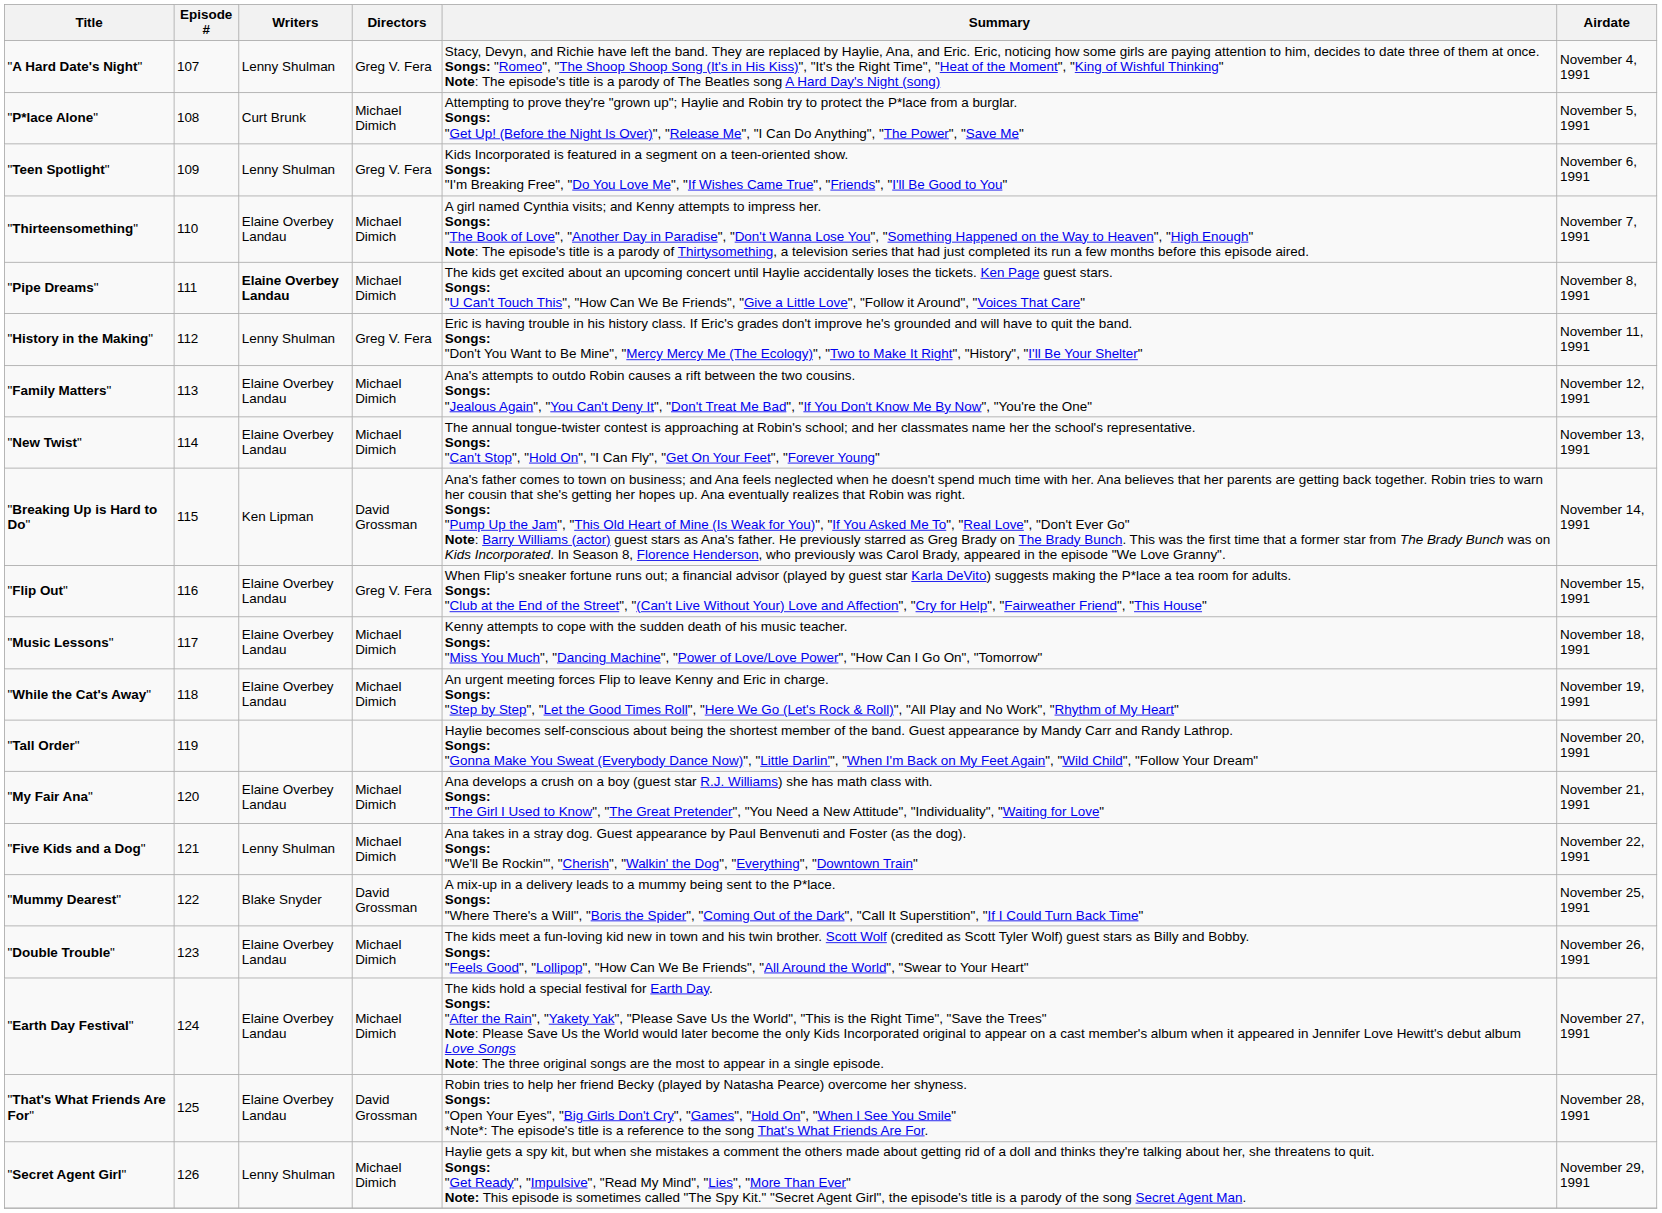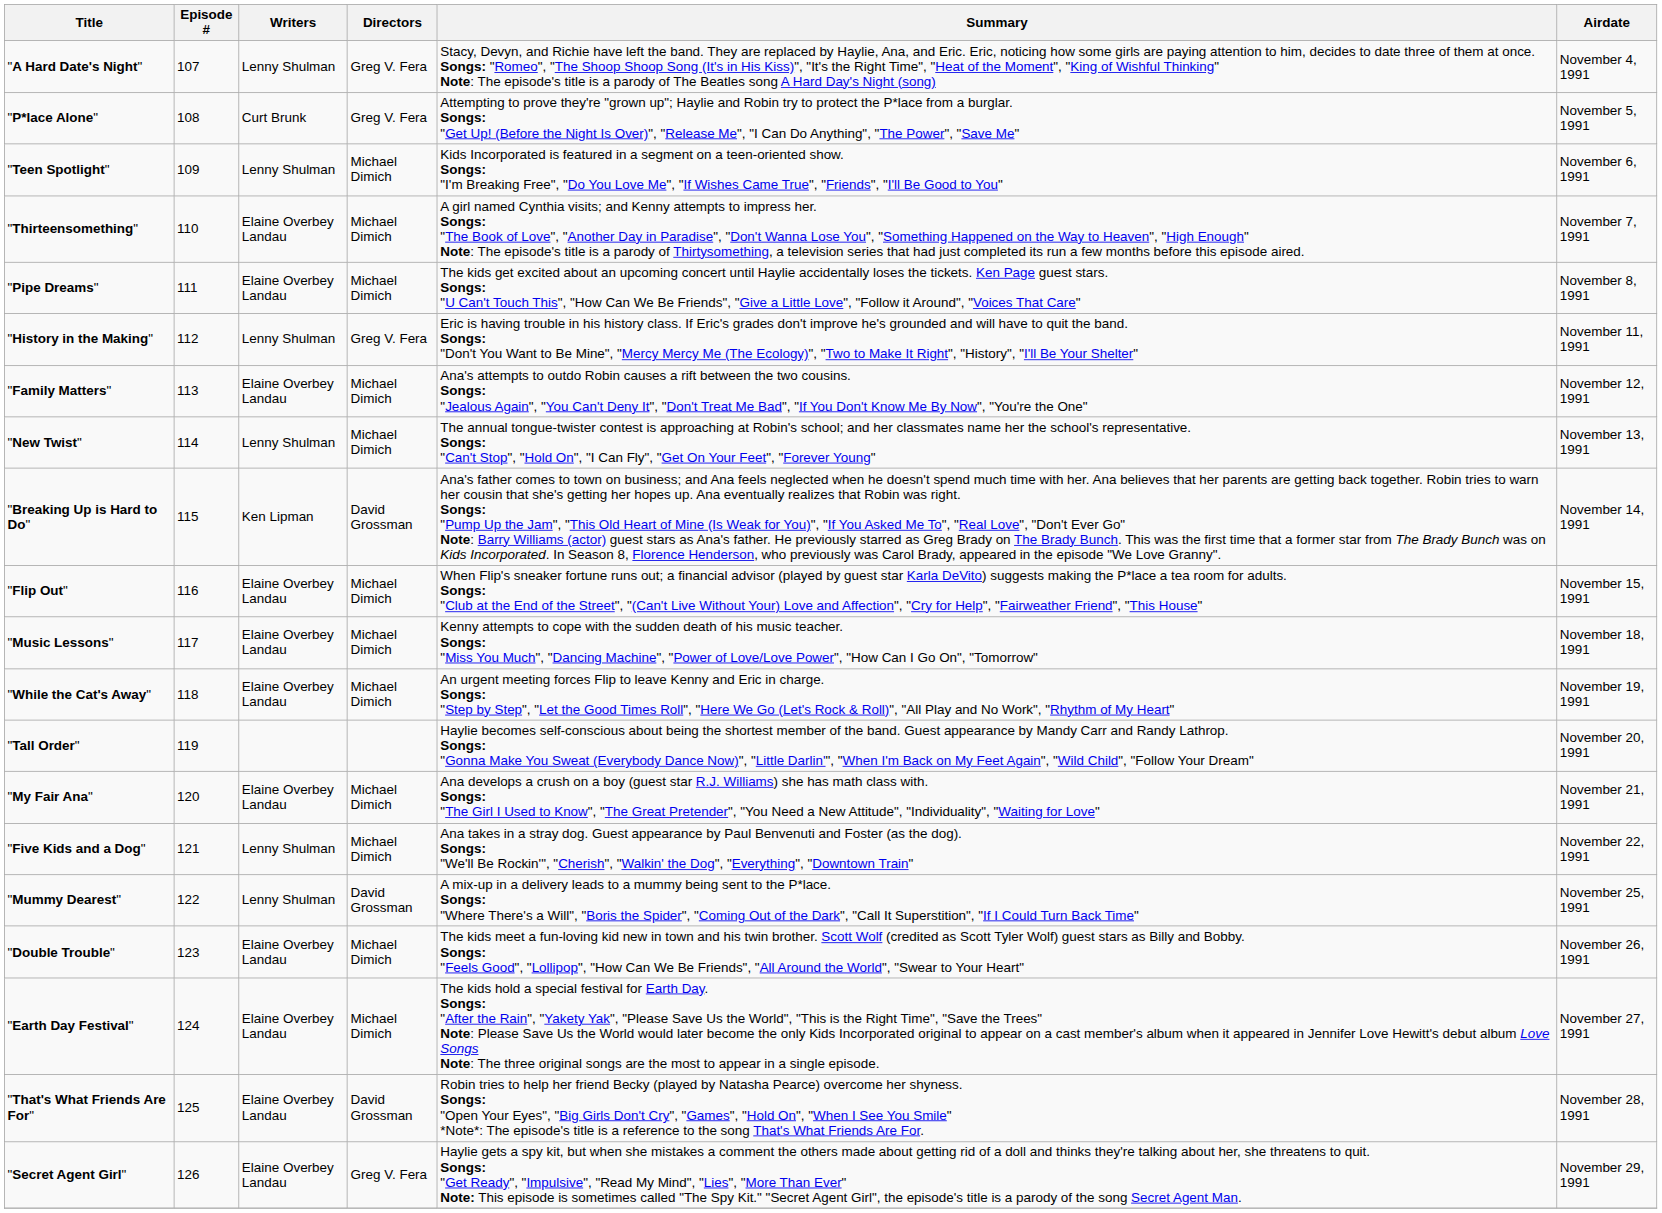(378, 118) Michael Dimich -> (389, 118) Greg V. Fera
(393, 169) Greg V. Fera -> (374, 169) Michael Dimich
(290, 288) bold -> (288, 288) normal
(288, 442) Elaine Overbey Landau -> (289, 442) Lenny Shulman
(393, 591) Greg V. Fera -> (374, 591) Michael Dimich
(282, 900) Blake Snyder -> (289, 900) Lenny Shulman
(288, 1174) Lenny Shulman -> (288, 1174) Elaine Overbey Landau
(378, 1174) Michael Dimich -> (389, 1174) Greg V. Fera
